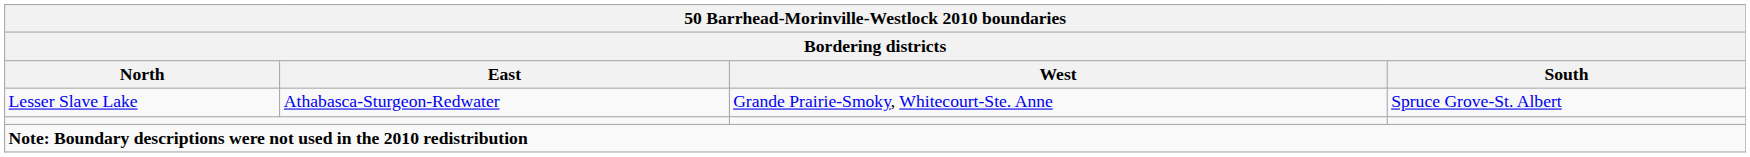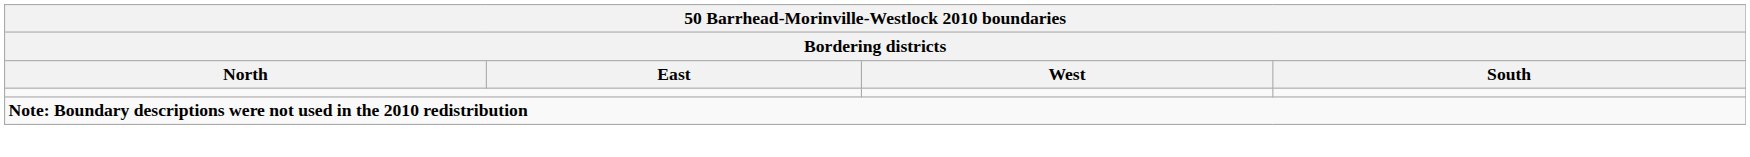- row: (73, 102)
